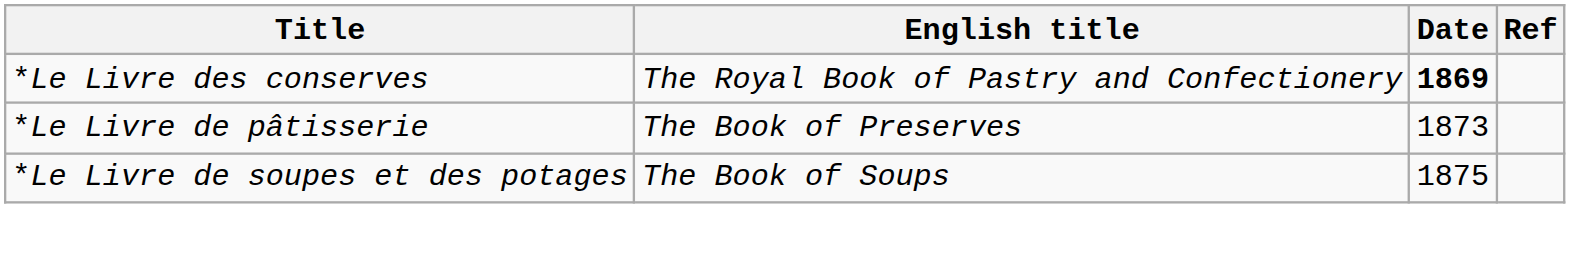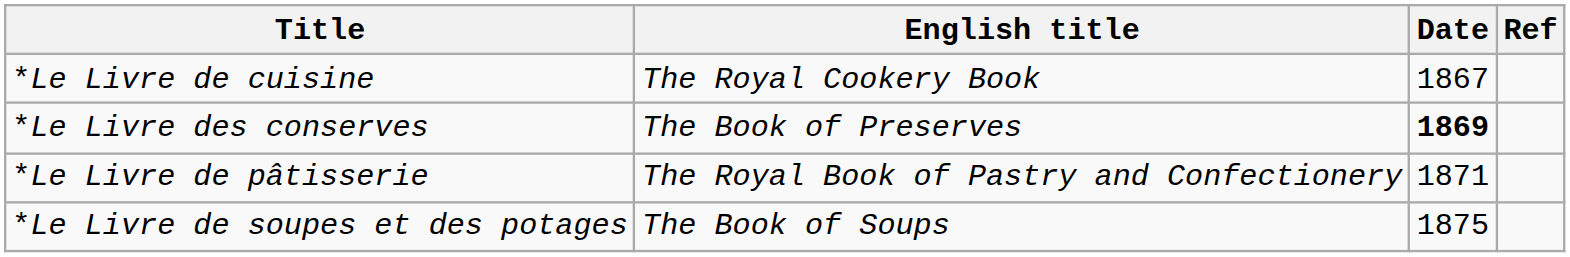+ row: (193, 79)
(1022, 79) The Royal Book of Pastry and Confectionery -> (832, 128) The Book of Preserves
(832, 128) The Book of Preserves -> (1022, 177) The Royal Book of Pastry and Confectionery
(1453, 128) 1873 -> (1453, 177) 1871
